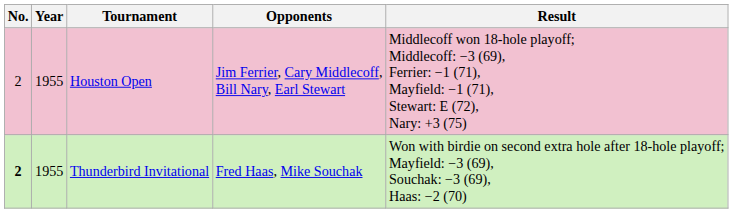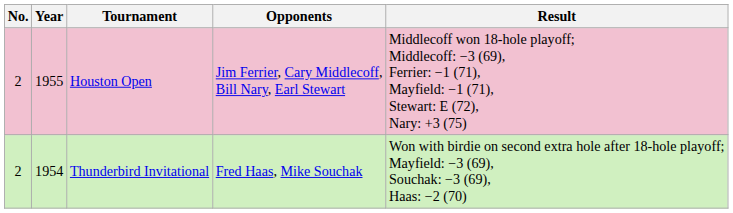(18, 171) bold -> (18, 171) normal
(49, 171) 1955 -> (49, 171) 1954
